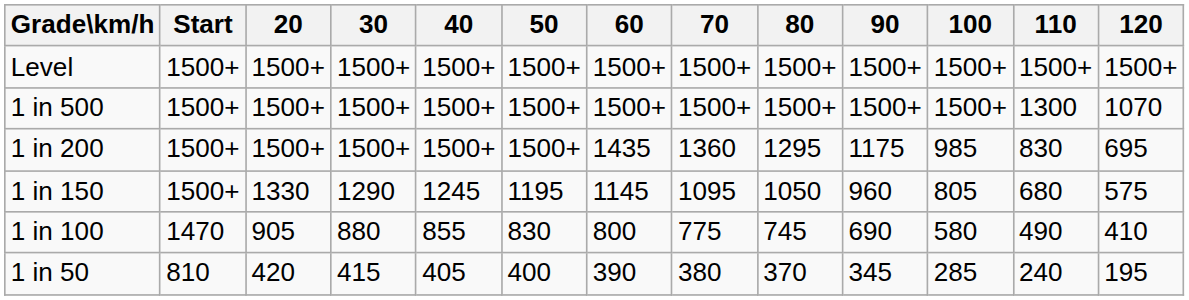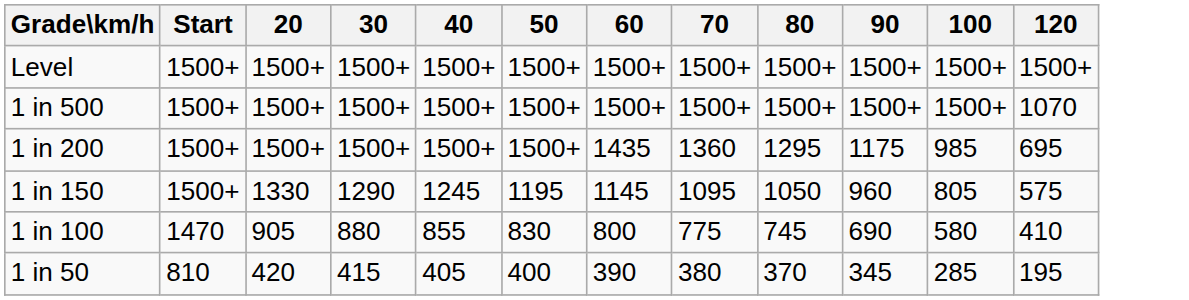- column: (1056, 25)
